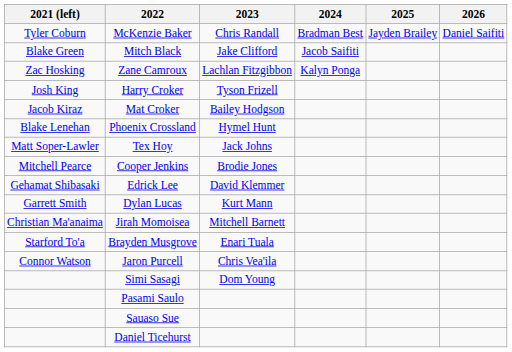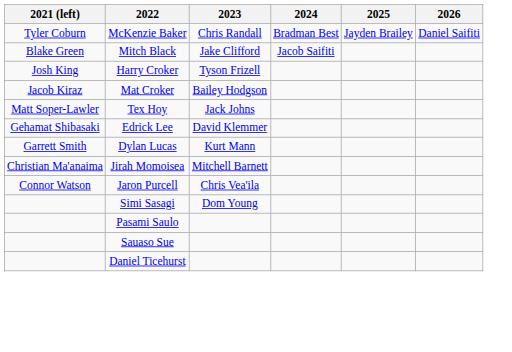- row: (153, 71)
- row: (153, 128)
- row: (153, 166)
- row: (153, 242)
